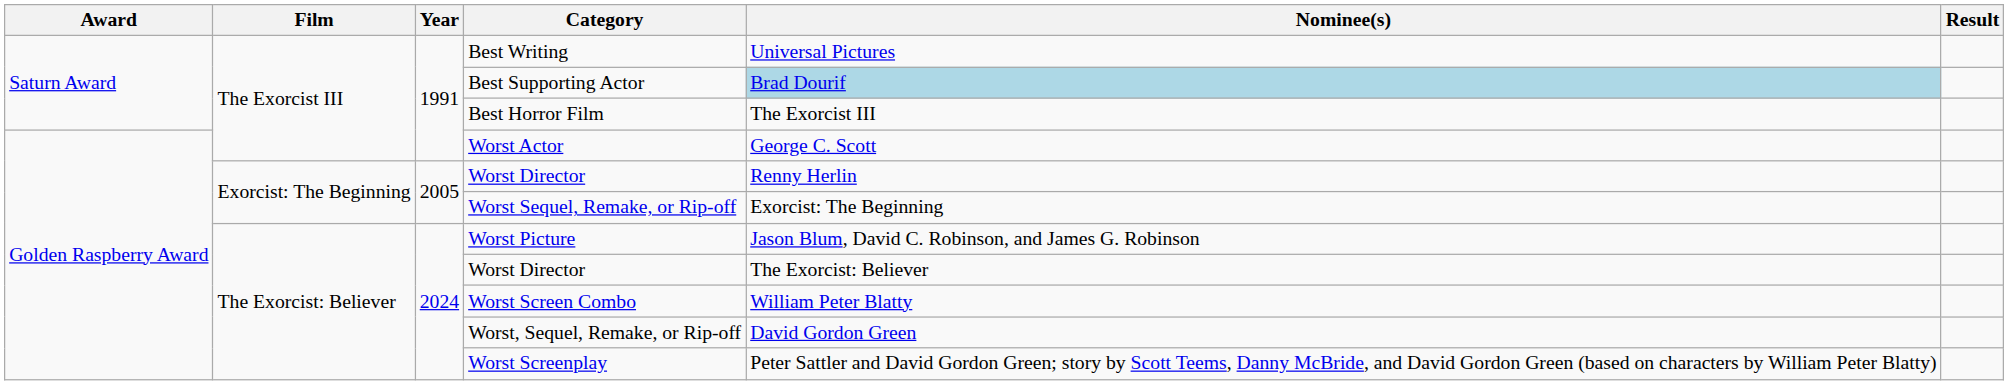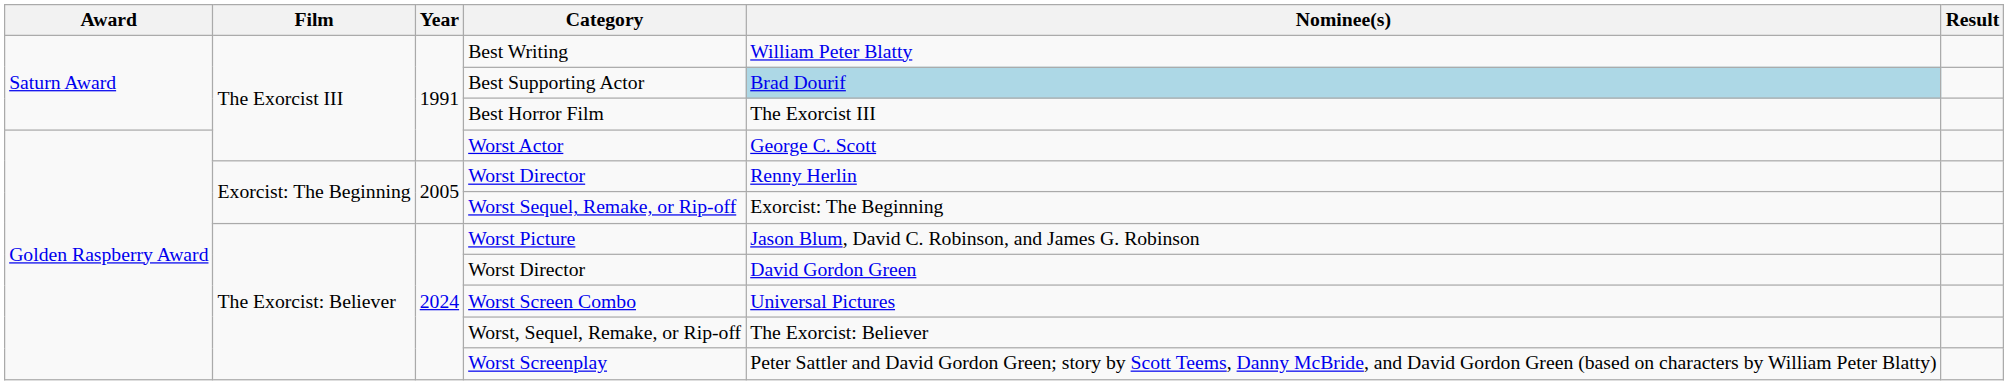(823, 51) Universal Pictures -> (831, 51) William Peter Blatty
(839, 269) The Exorcist: Believer -> (833, 269) David Gordon Green
(831, 301) William Peter Blatty -> (823, 301) Universal Pictures
(833, 332) David Gordon Green -> (839, 332) The Exorcist: Believer
